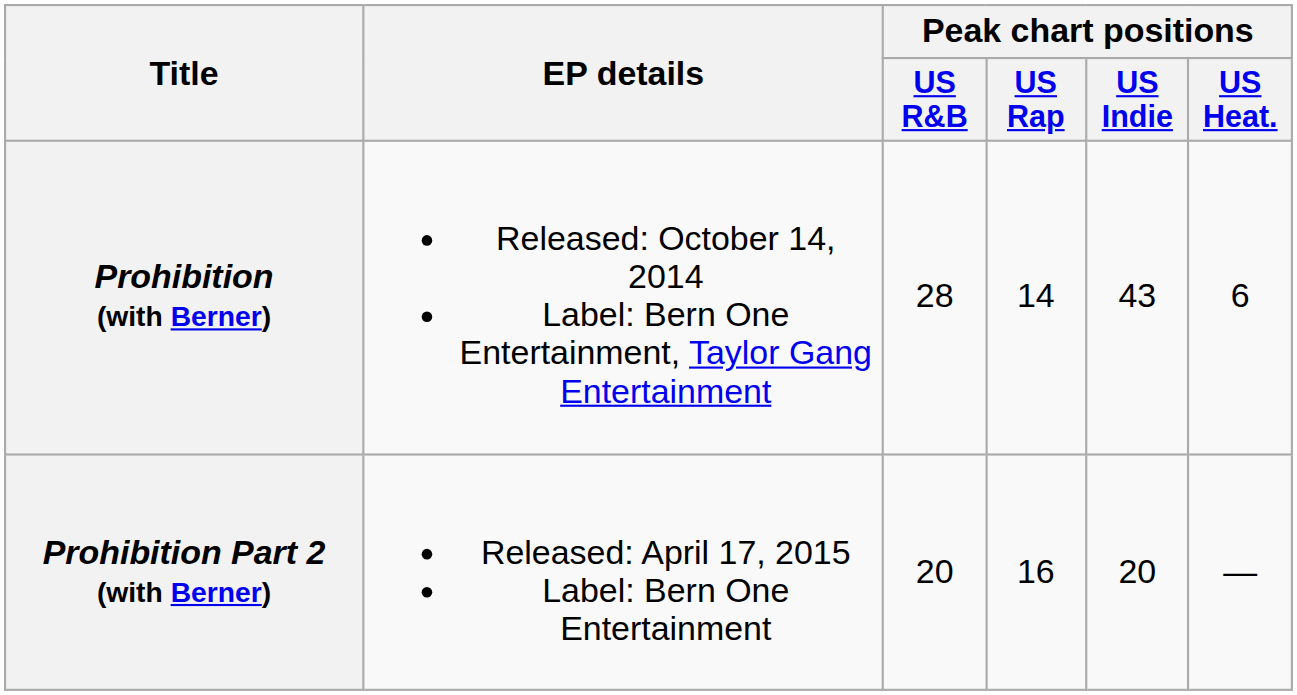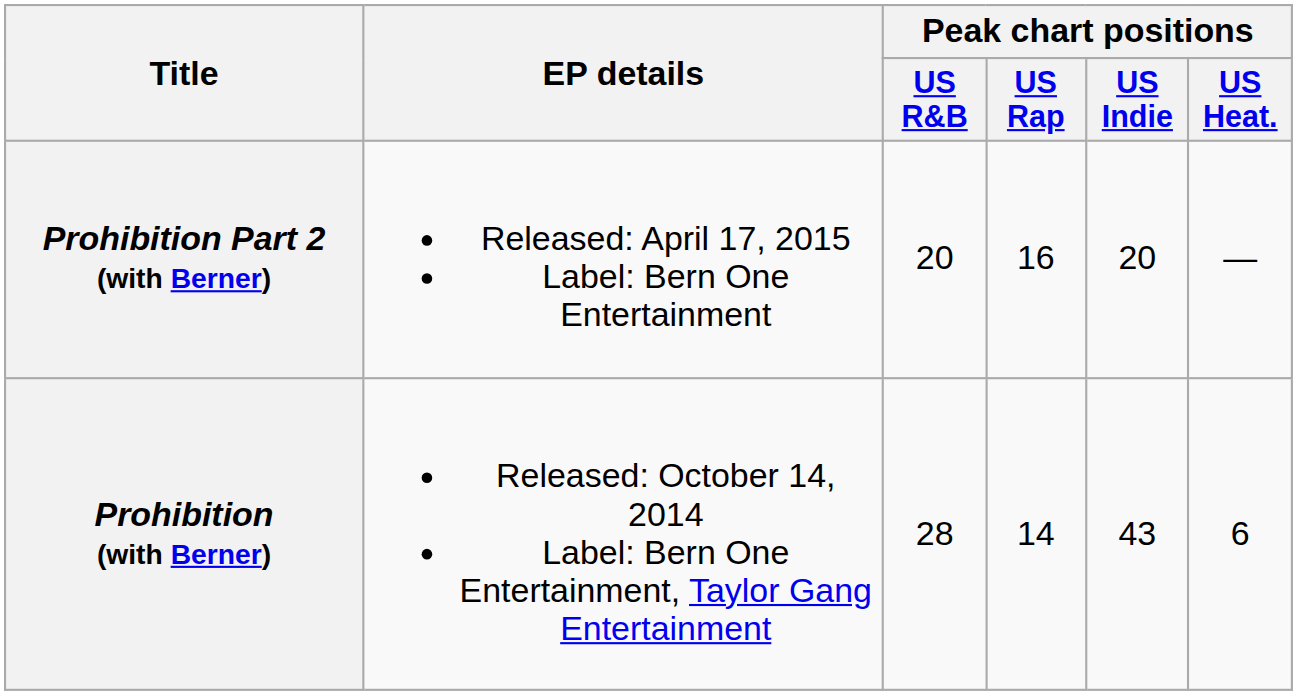rows swapped: (184, 296) <-> (184, 570)
